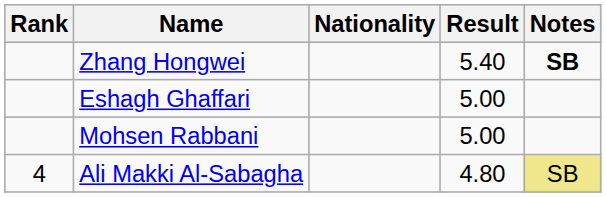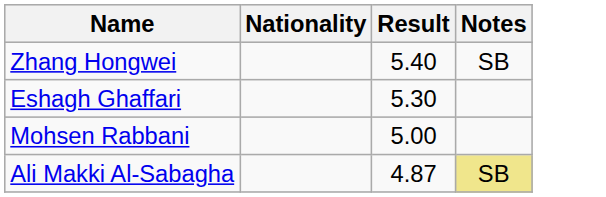- column: (39, 24)
(563, 61) bold -> (494, 61) normal
(482, 99) 5.00 -> (414, 99) 5.30
(482, 174) 4.80 -> (414, 174) 4.87
